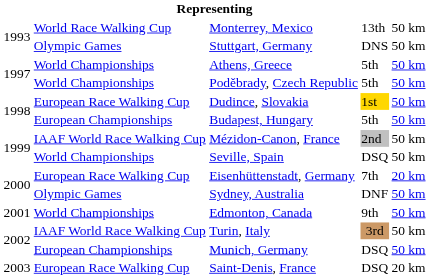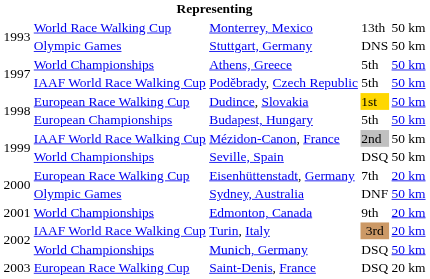(94, 83) World Championships -> (120, 83) IAAF World Race Walking Cup
(409, 212) 50 km -> (409, 212) 20 km
(409, 230) 50 km -> (409, 230) 20 km
(103, 249) European Championships -> (94, 249) World Championships
